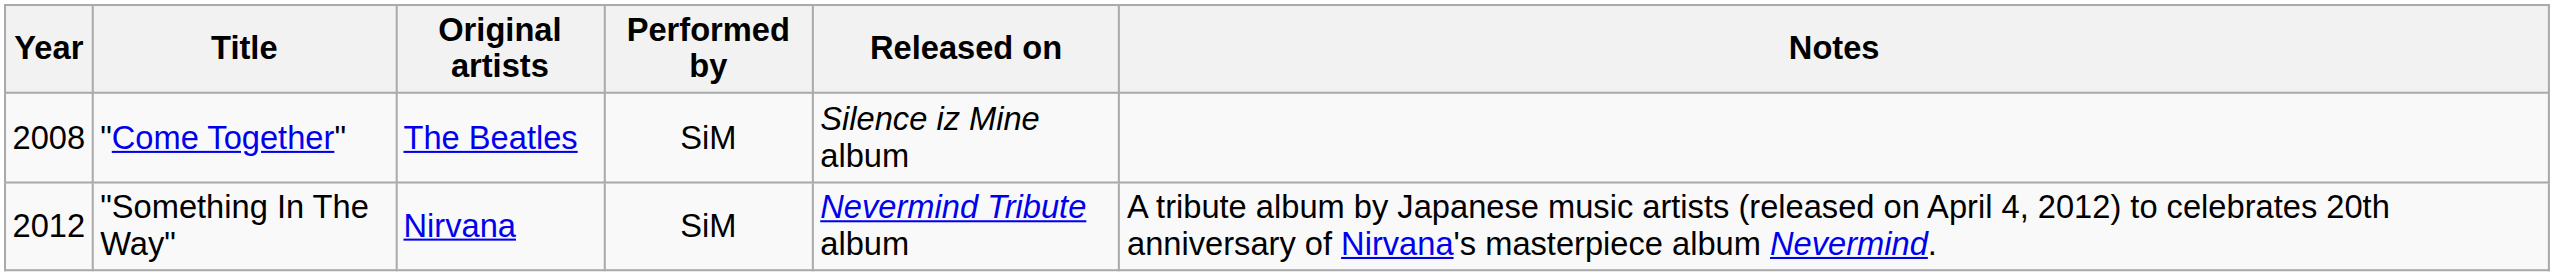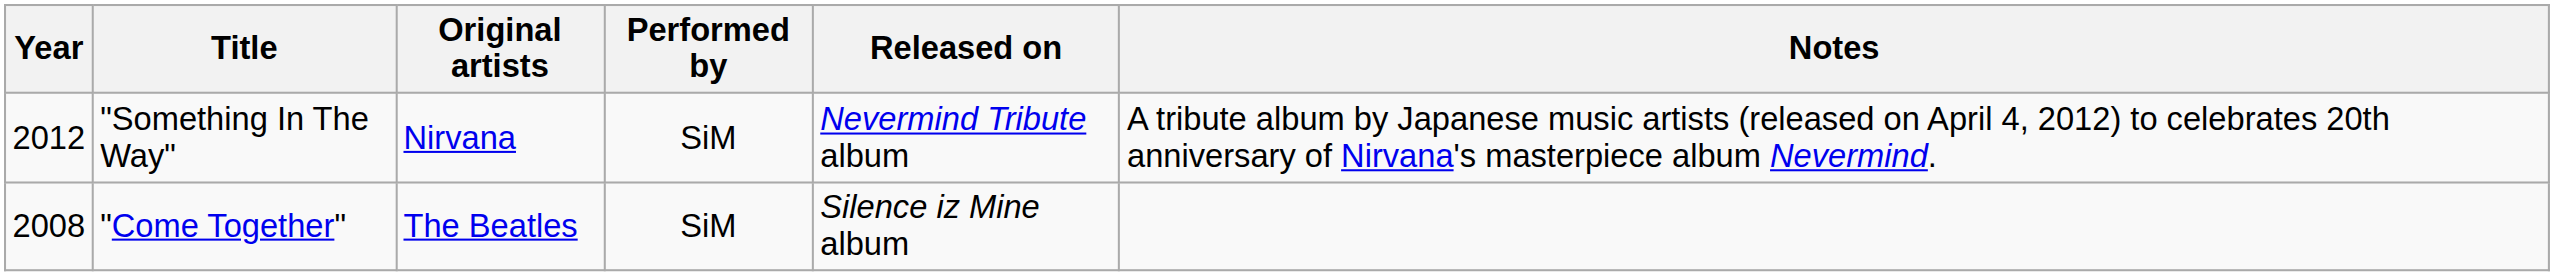rows swapped: (223, 137) <-> (235, 225)
